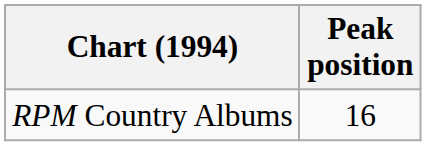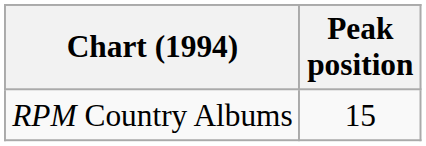(360, 114) 16 -> (360, 114) 15
